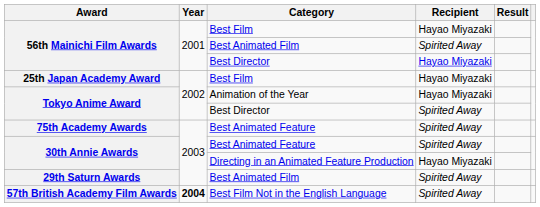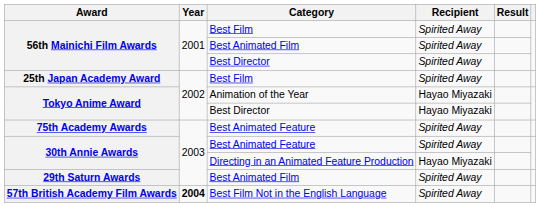(455, 29) Hayao Miyazaki -> (450, 29) Spirited Away
(455, 62) Hayao Miyazaki -> (450, 62) Spirited Away
(455, 78) Hayao Miyazaki -> (450, 78) Spirited Away
(450, 111) Spirited Away -> (455, 111) Hayao Miyazaki
